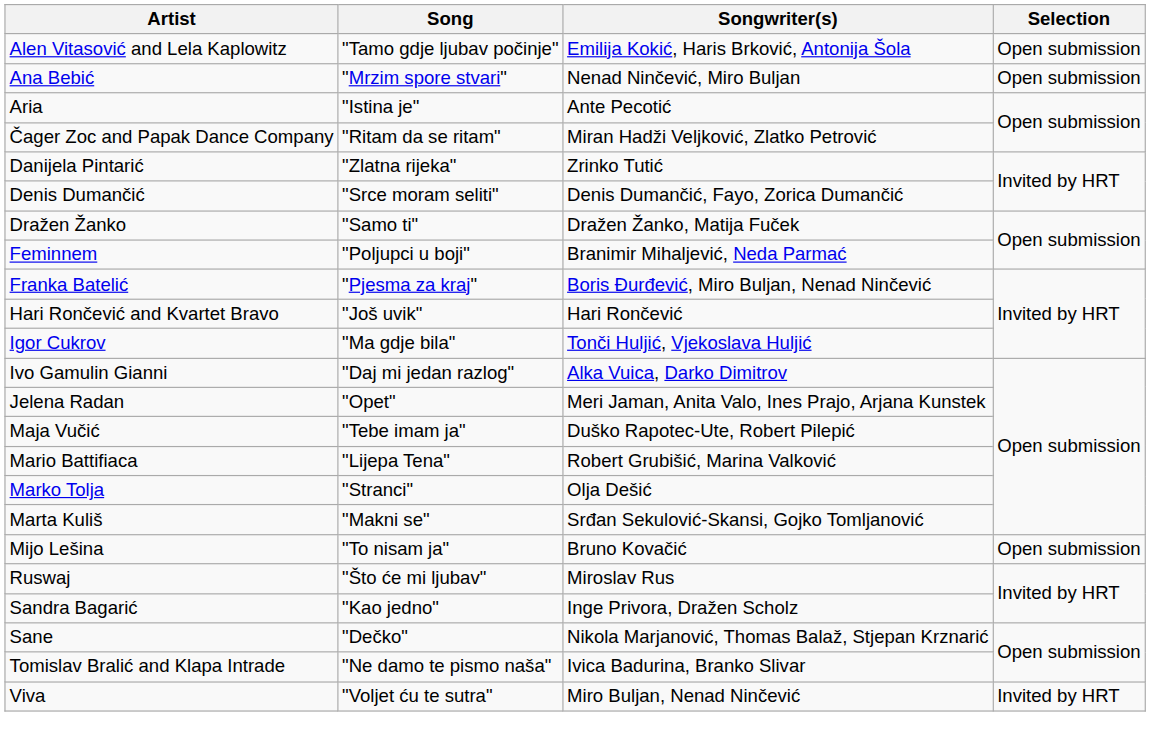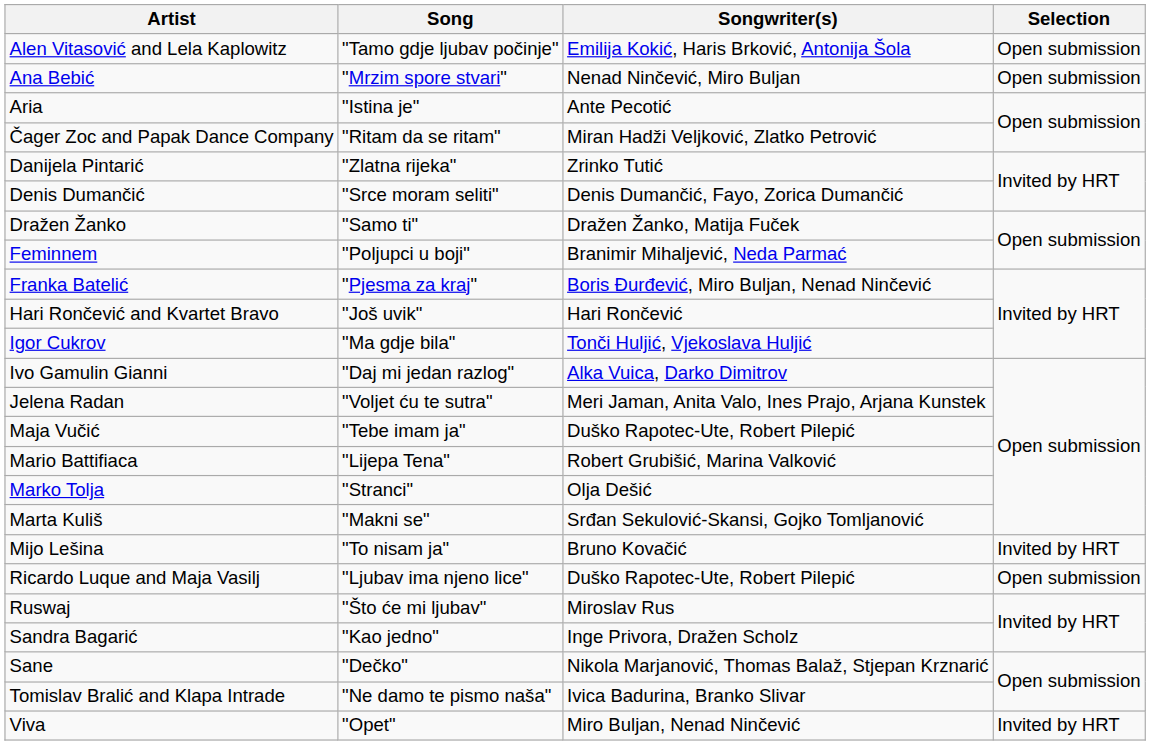(369, 401) "Opet" -> (417, 401) "Voljet ću te sutra"
(1069, 549) Open submission -> (1058, 549) Invited by HRT
+ row: (135, 578)
(417, 696) "Voljet ću te sutra" -> (369, 725) "Opet"
